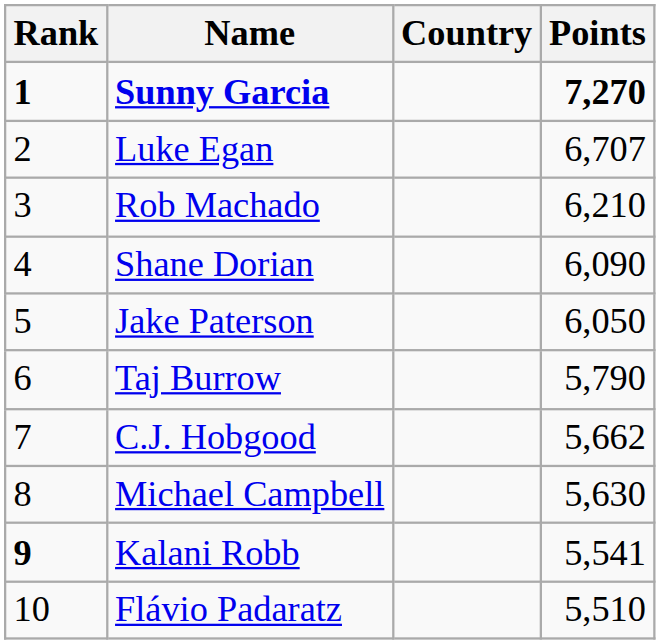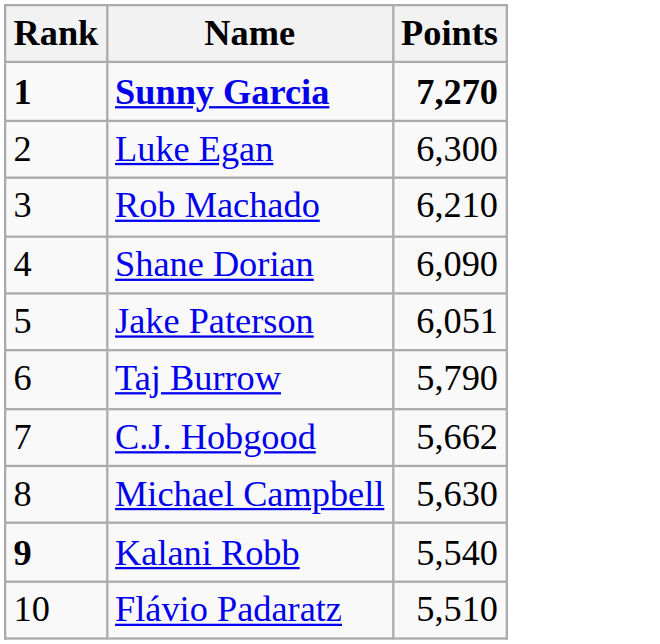- column: (467, 33)
(605, 148) 6,707 -> (457, 148) 6,300
(605, 321) 6,050 -> (457, 321) 6,051
(605, 551) 5,541 -> (457, 551) 5,540
